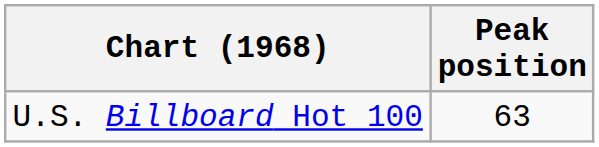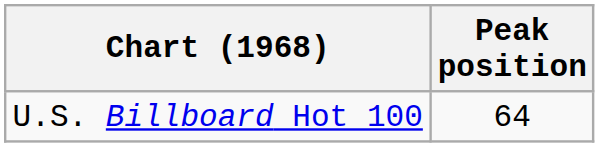(512, 117) 63 -> (512, 117) 64
